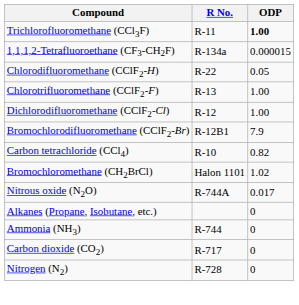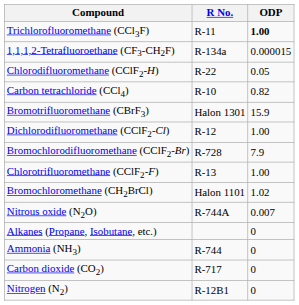rows swapped: (83, 92) <-> (68, 152)
+ row: (78, 112)
(212, 132) R-12B1 -> (208, 152) R-728
(262, 192) 0.017 -> (263, 212) 0.007
(208, 270) R-728 -> (212, 290) R-12B1
